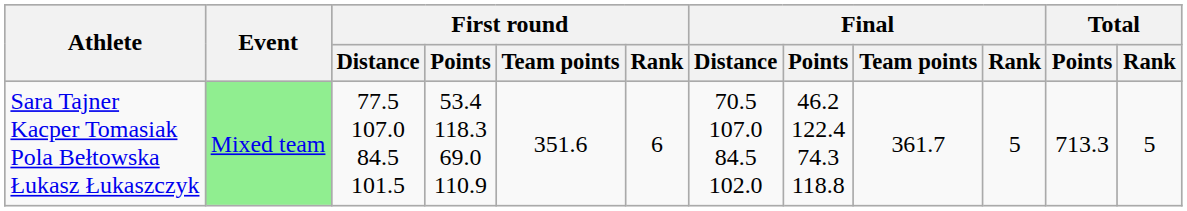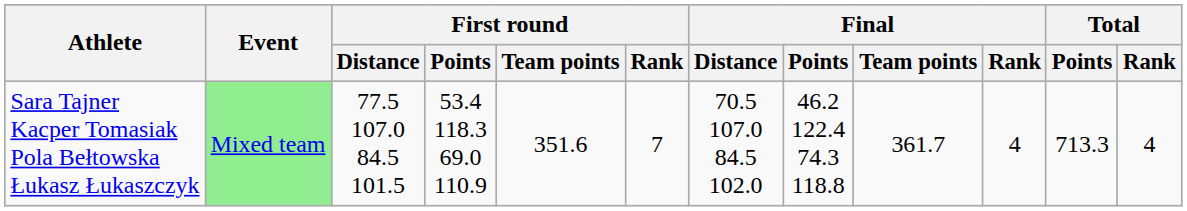(657, 143) 6 -> (657, 143) 7
(1015, 143) 5 -> (1015, 143) 4
(1149, 143) 5 -> (1149, 143) 4
